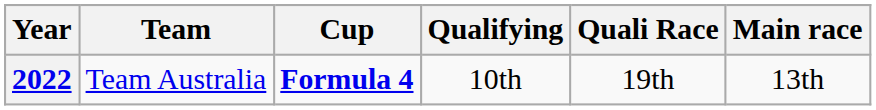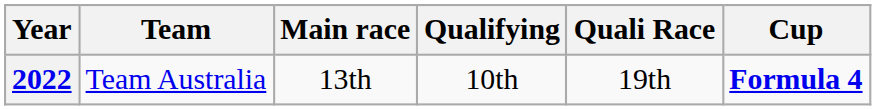columns swapped: (347, 29) <-> (798, 29)
